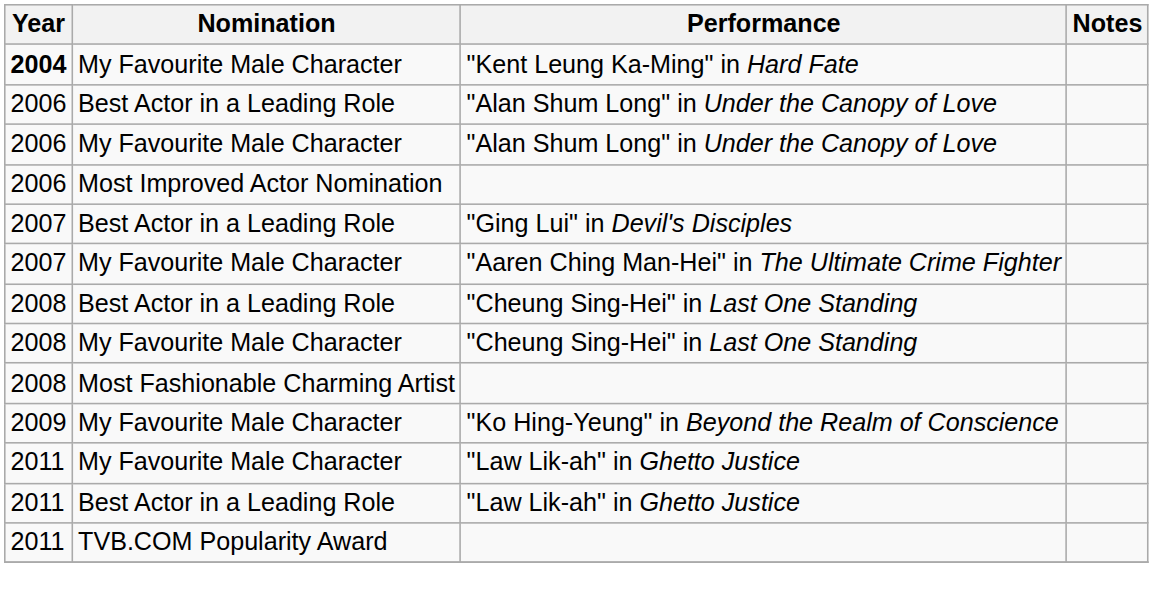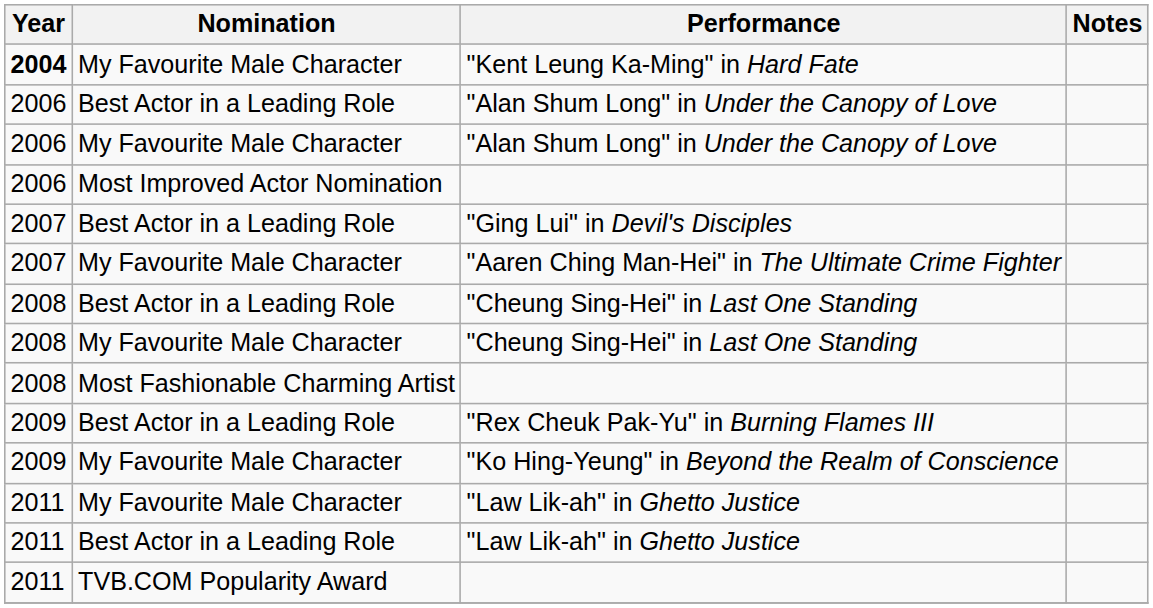+ row: (237, 422)
